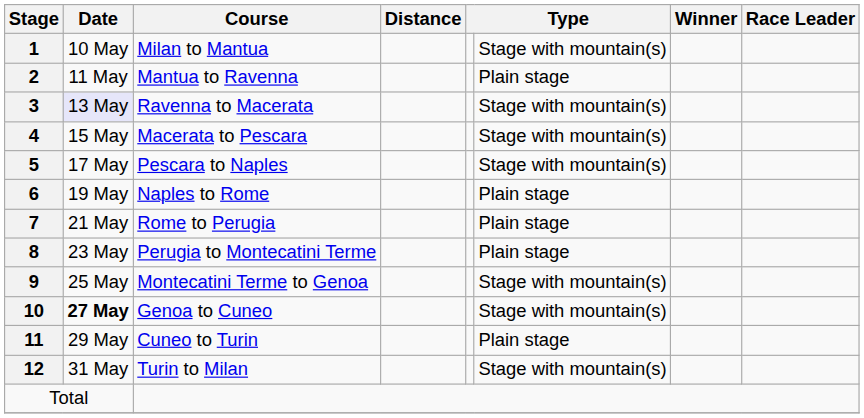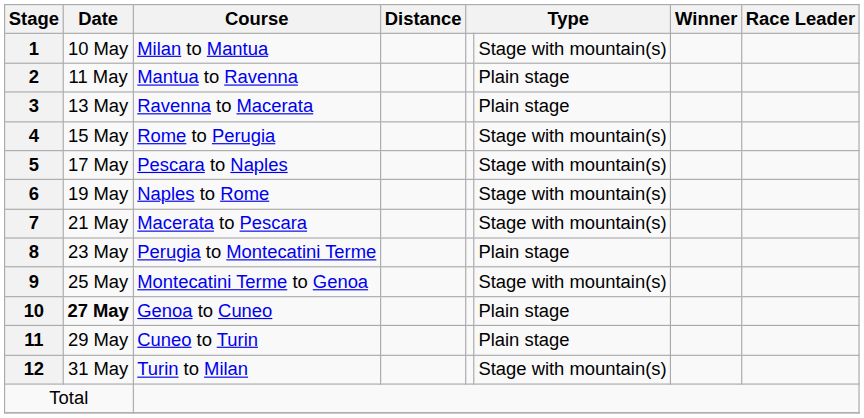(98, 106) lavender background -> (98, 106) no background
(573, 106) Stage with mountain(s) -> (524, 106) Plain stage
(222, 135) Macerata to Pescara -> (206, 135) Rome to Perugia
(524, 194) Plain stage -> (573, 194) Stage with mountain(s)
(206, 223) Rome to Perugia -> (222, 223) Macerata to Pescara
(524, 223) Plain stage -> (573, 223) Stage with mountain(s)
(573, 310) Stage with mountain(s) -> (524, 310) Plain stage
